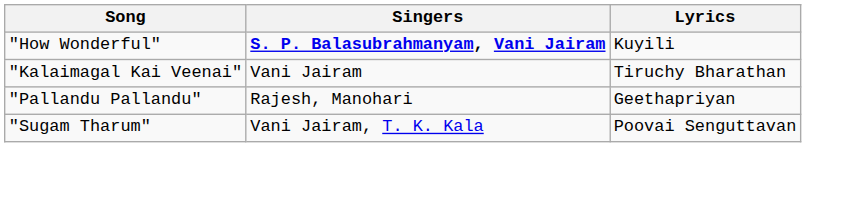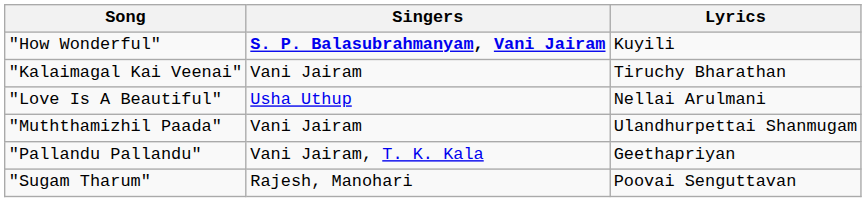+ row: (115, 101)
+ row: (115, 128)
(331, 101) Rajesh, Manohari -> (367, 155) Vani Jairam, T. K. Kala
(367, 128) Vani Jairam, T. K. Kala -> (331, 183) Rajesh, Manohari
